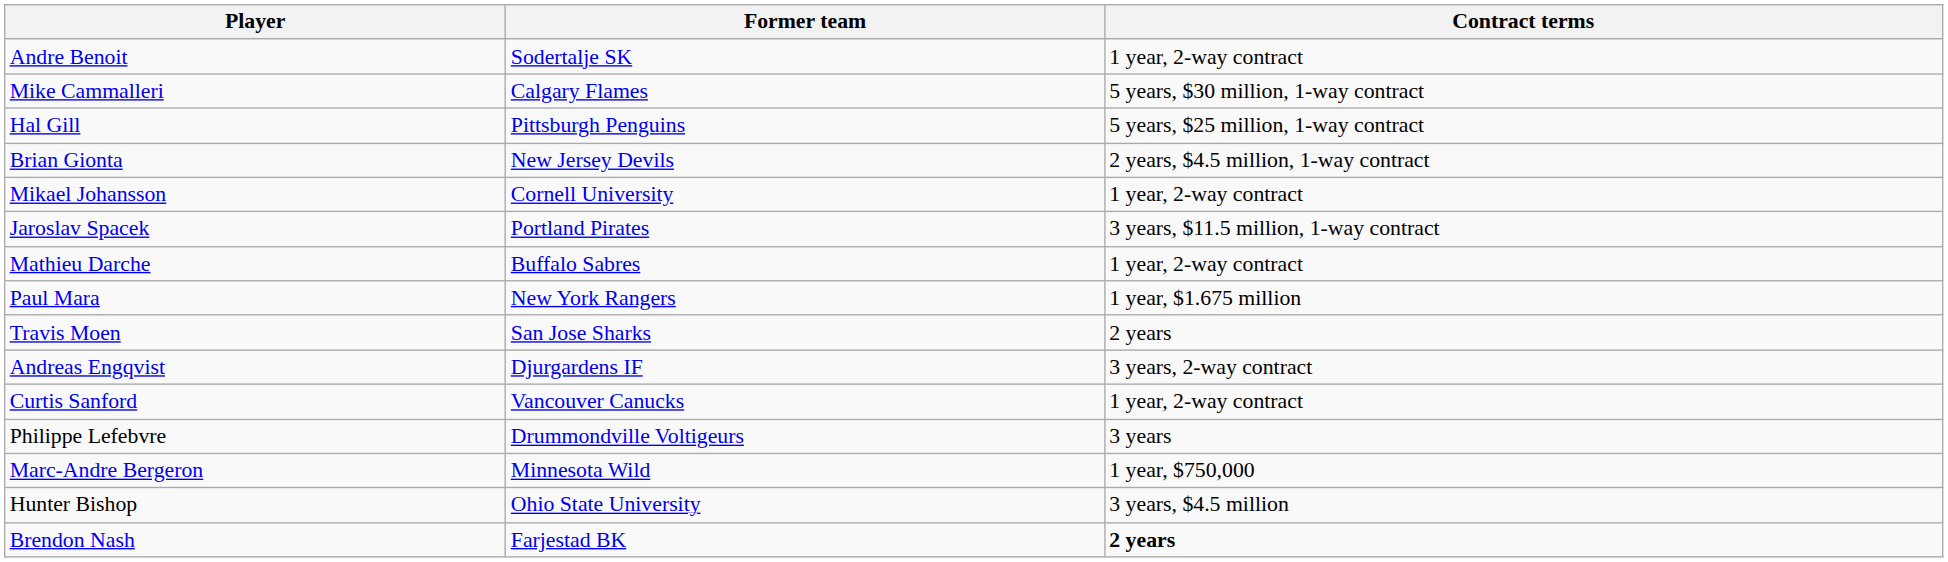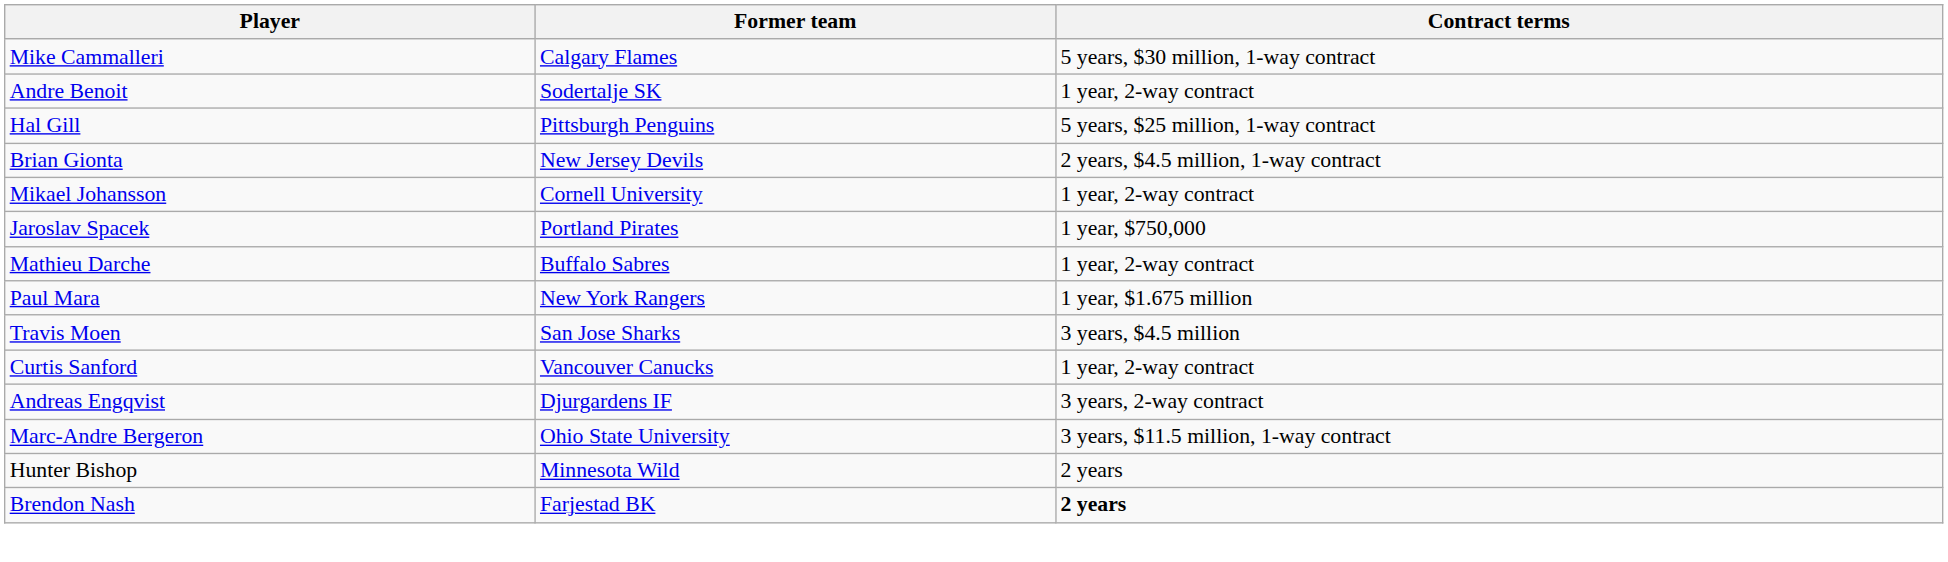rows swapped: (69, 56) <-> (87, 90)
(1274, 228) 3 years, $11.5 million, 1-way contract -> (1133, 228) 1 year, $750,000
(1140, 332) 2 years -> (1150, 332) 3 years, $4.5 million
rows swapped: (87, 366) <-> (73, 401)
- row: (88, 435)
(581, 470) Minnesota Wild -> (635, 435) Ohio State University
(1182, 470) 1 year, $750,000 -> (1226, 435) 3 years, $11.5 million, 1-way contract
(606, 504) Ohio State University -> (610, 470) Minnesota Wild
(1199, 504) 3 years, $4.5 million -> (1092, 470) 2 years
